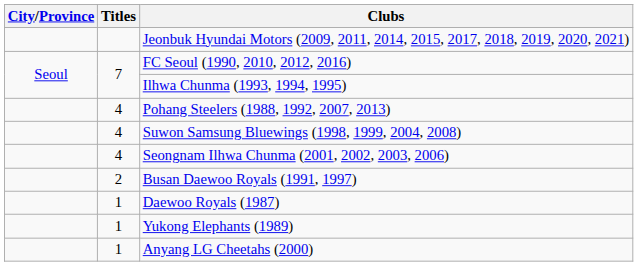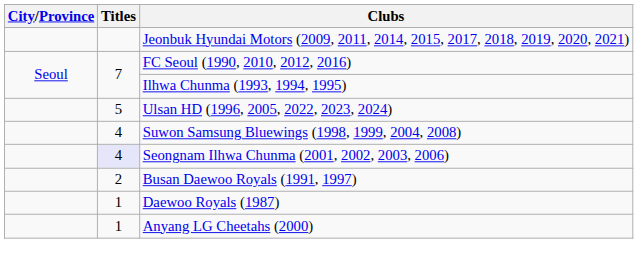+ row: (267, 109)
- row: (267, 109)
(118, 156) no background -> (118, 156) lavender background
- row: (218, 226)
